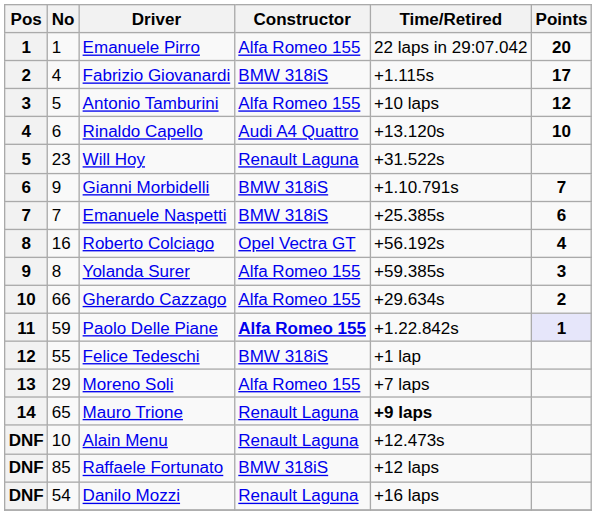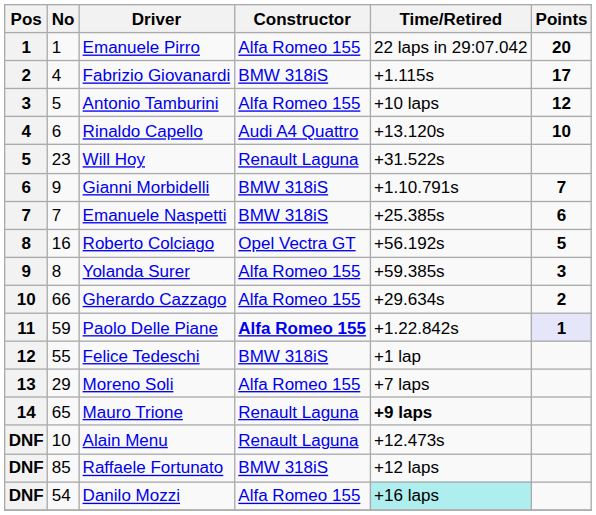(562, 243) 4 -> (562, 243) 5
(298, 495) Renault Laguna -> (299, 495) Alfa Romeo 155
(407, 495) no background -> (407, 495) paleturquoise background
